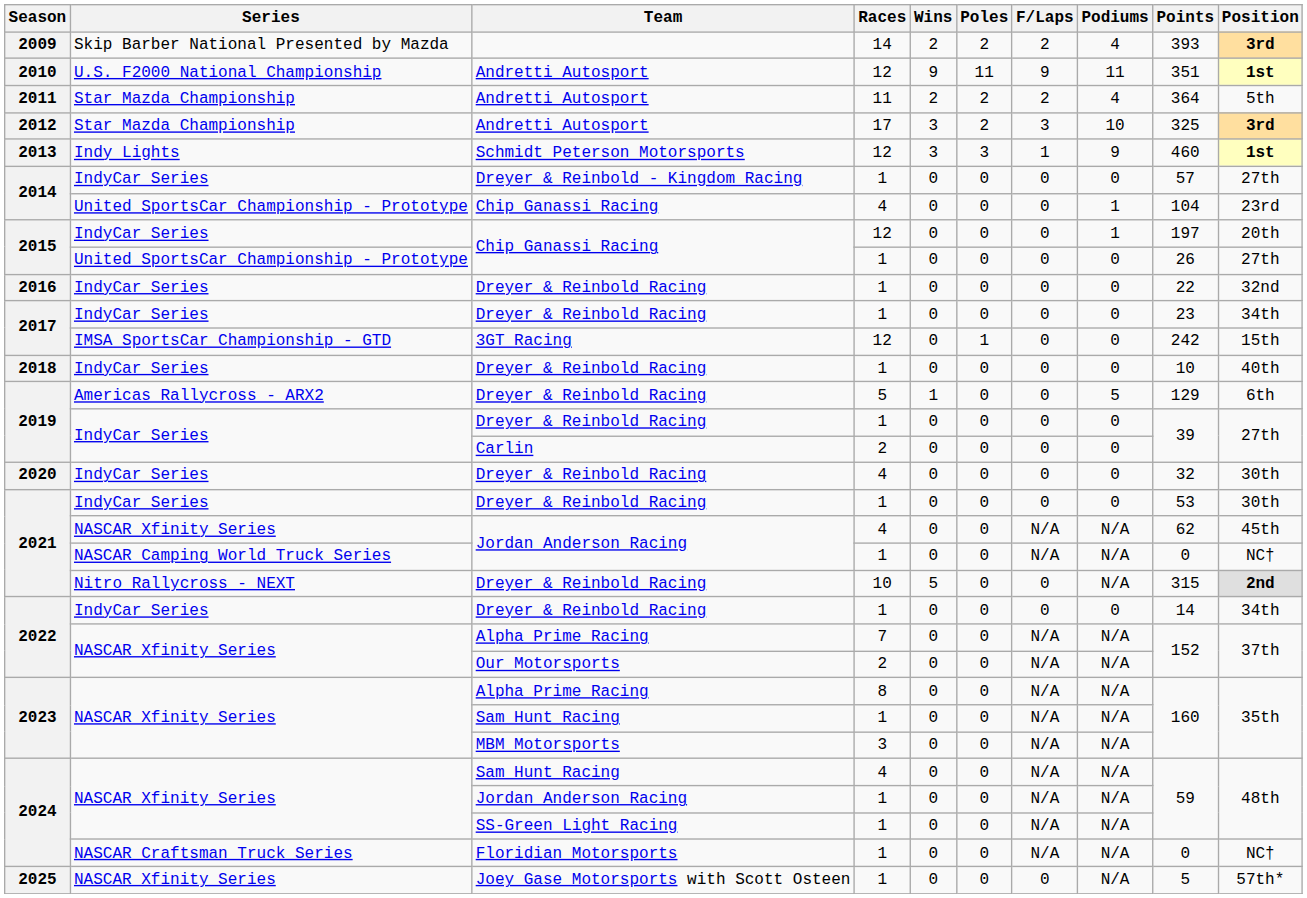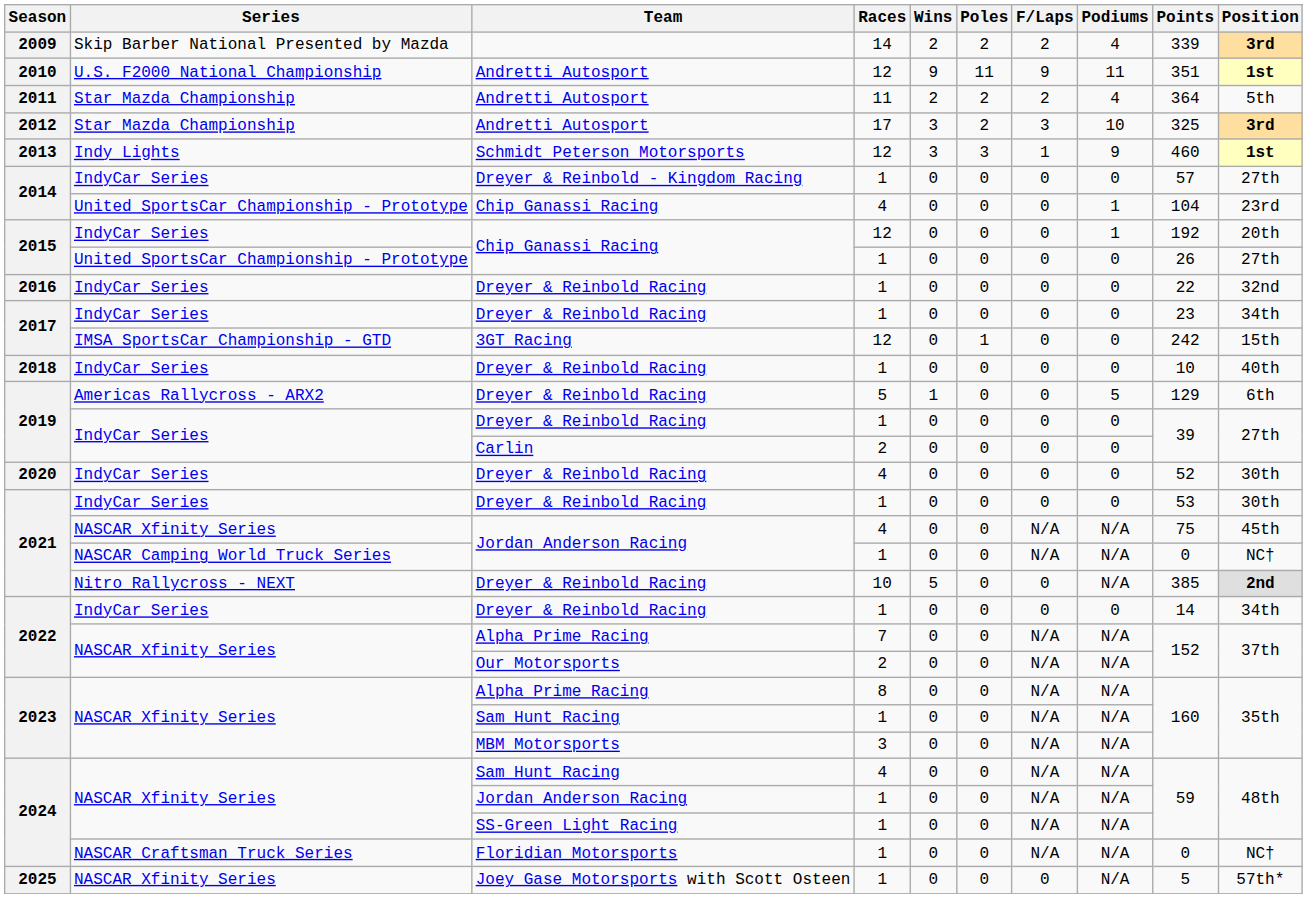(1185, 45) 393 -> (1185, 45) 339
(1185, 233) 197 -> (1185, 233) 192
(1185, 476) 32 -> (1185, 476) 52
(1185, 529) 62 -> (1185, 529) 75
(1185, 583) 315 -> (1185, 583) 385
